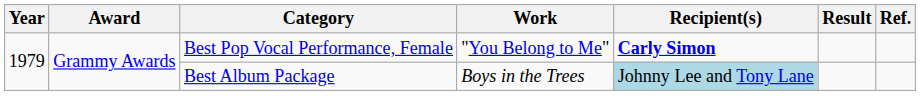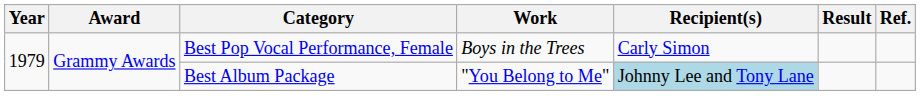(535, 47) "You Belong to Me" -> (523, 47) Boys in the Trees
(667, 47) bold -> (664, 47) normal
(523, 76) Boys in the Trees -> (535, 76) "You Belong to Me"
